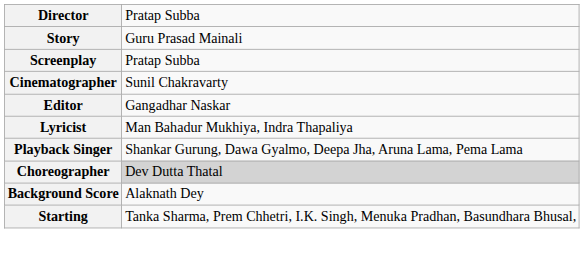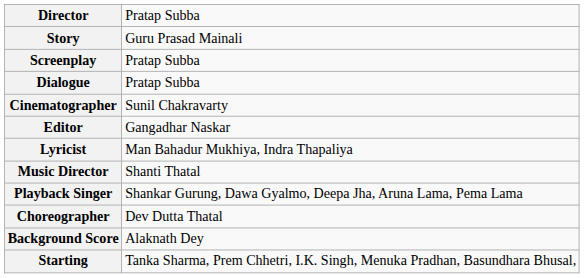+ row: (63, 82)
+ row: (63, 171)
(174, 171) lightgrey background -> (174, 216) no background
